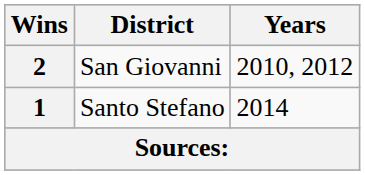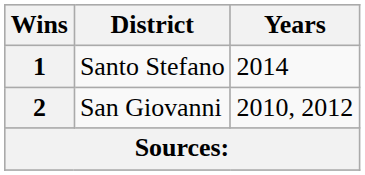rows swapped: (39, 66) <-> (39, 107)
